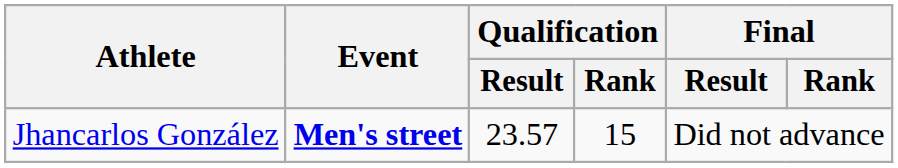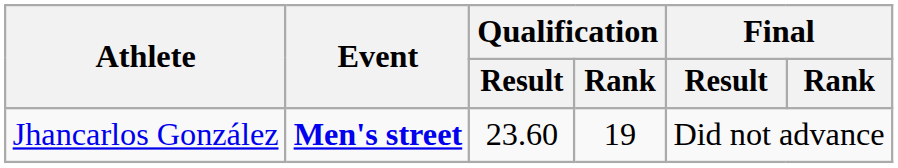(522, 135) 23.57 -> (522, 135) 23.60
(620, 135) 15 -> (620, 135) 19
